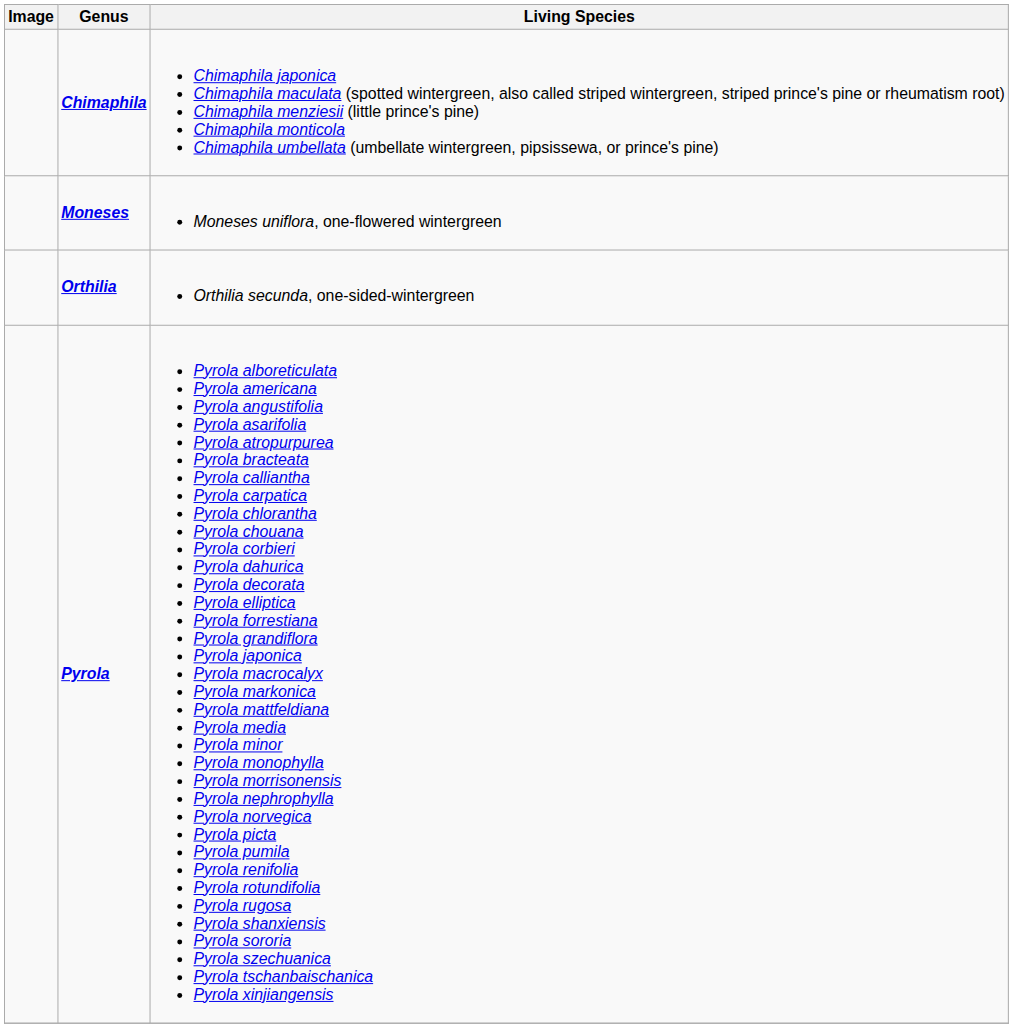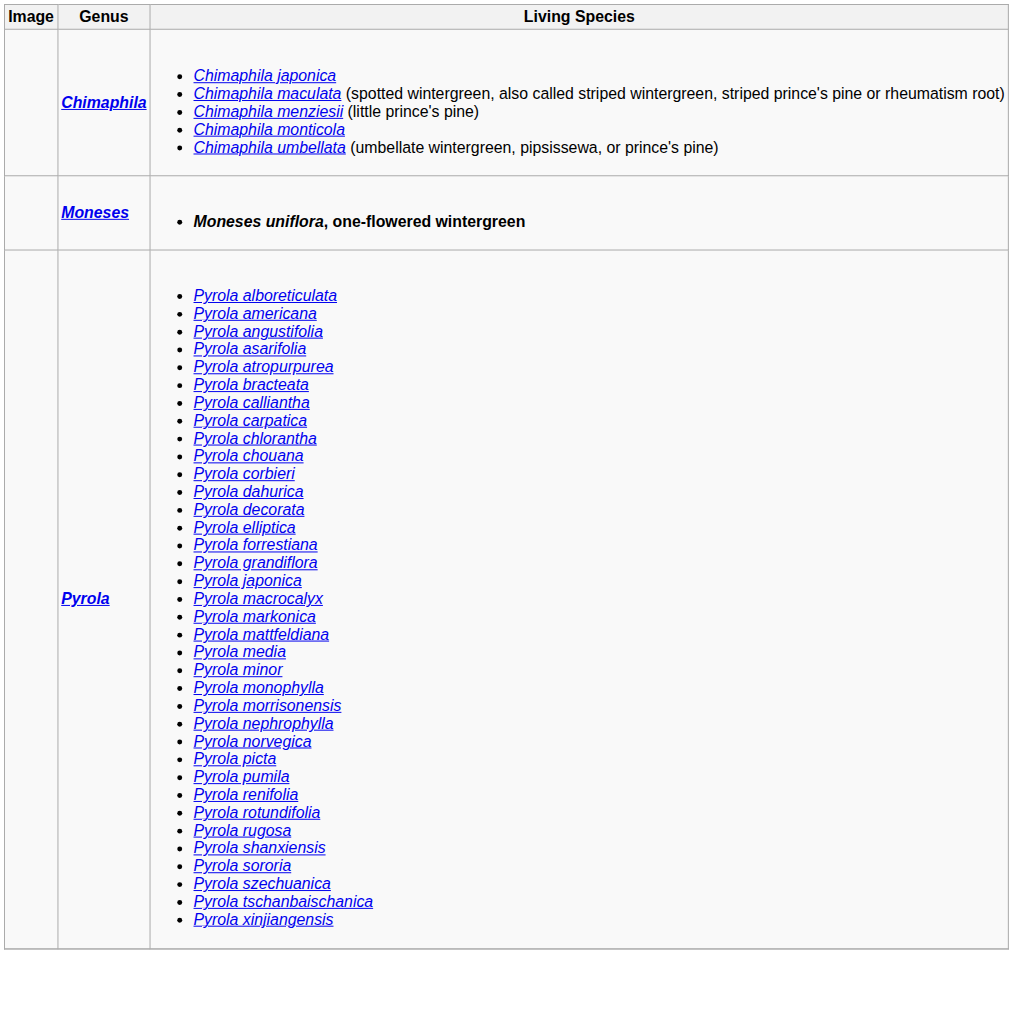(579, 222) normal -> (579, 222) bold
- row: (89, 287)
